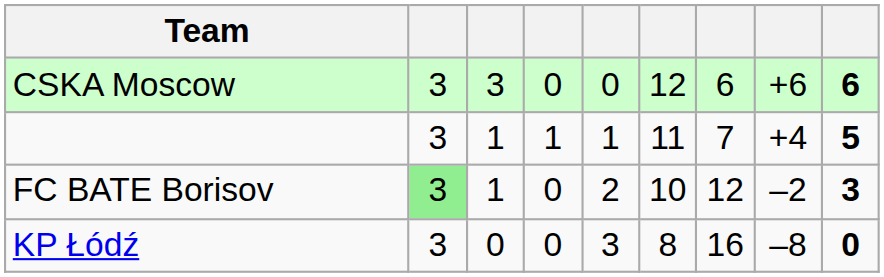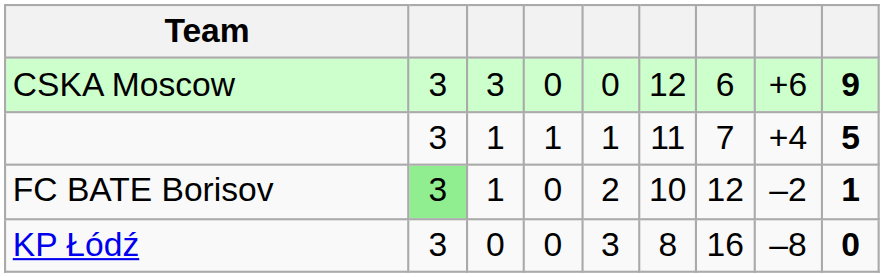(851, 84) 6 -> (851, 84) 9
(851, 191) 3 -> (851, 191) 1
